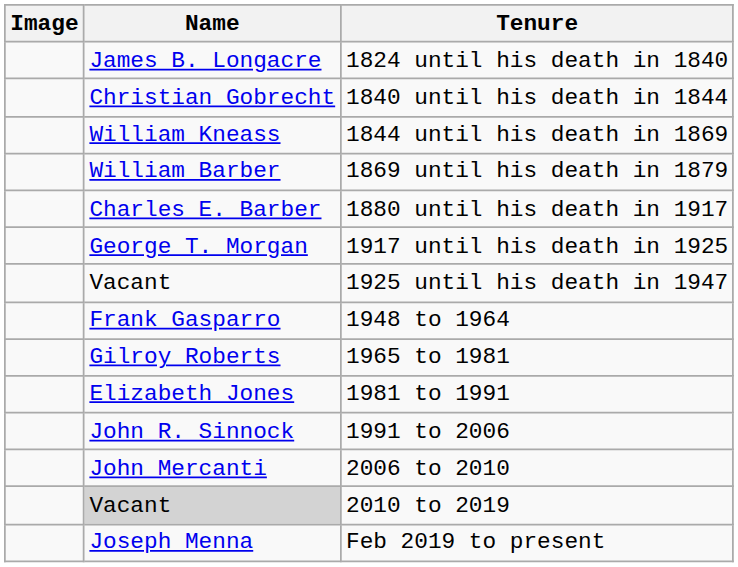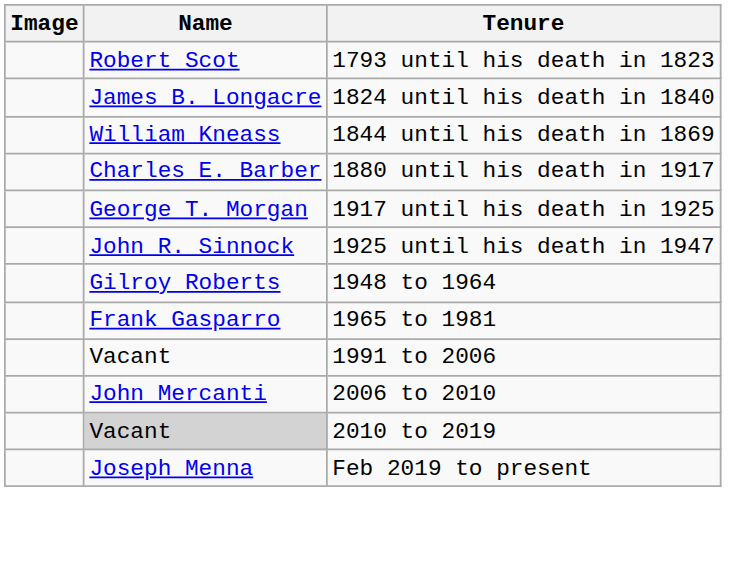+ row: (523, 60)
- row: (537, 98)
- row: (537, 172)
(130, 283) Vacant -> (192, 246) John R. Sinnock
(185, 320) Frank Gasparro -> (185, 283) Gilroy Roberts
(185, 357) Gilroy Roberts -> (185, 320) Frank Gasparro
- row: (428, 394)
(192, 431) John R. Sinnock -> (130, 357) Vacant
